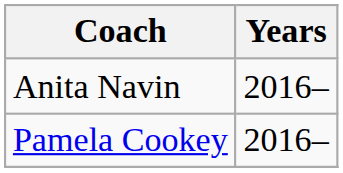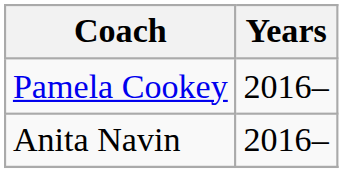rows swapped: (120, 139) <-> (97, 85)
